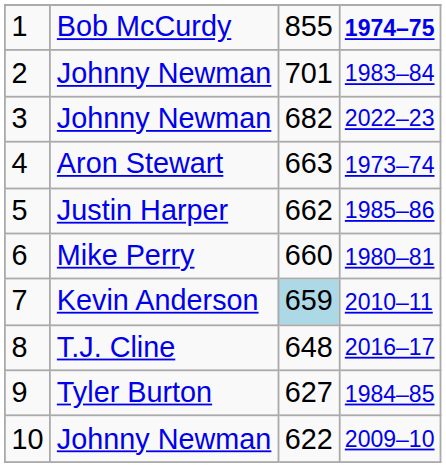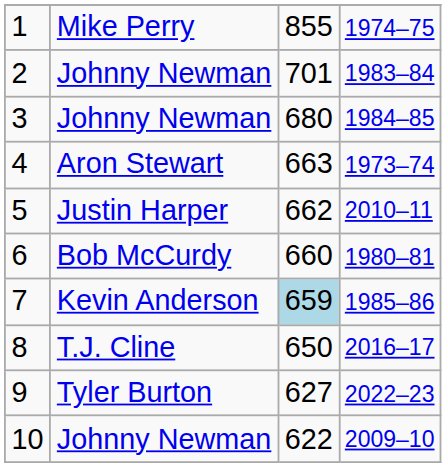(144, 27) Bob McCurdy -> (126, 27) Mike Perry
(390, 28) bold -> (390, 28) normal
(309, 118) 682 -> (309, 118) 680
(390, 119) 2022–23 -> (390, 119) 1984–85
(390, 210) 1985–86 -> (389, 210) 2010–11
(126, 255) Mike Perry -> (144, 255) Bob McCurdy
(389, 302) 2010–11 -> (390, 302) 1985–86
(309, 347) 648 -> (309, 347) 650
(390, 393) 1984–85 -> (390, 393) 2022–23
